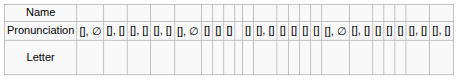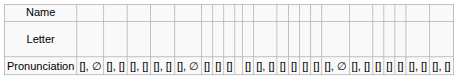rows swapped: (41, 57) <-> (41, 31)
